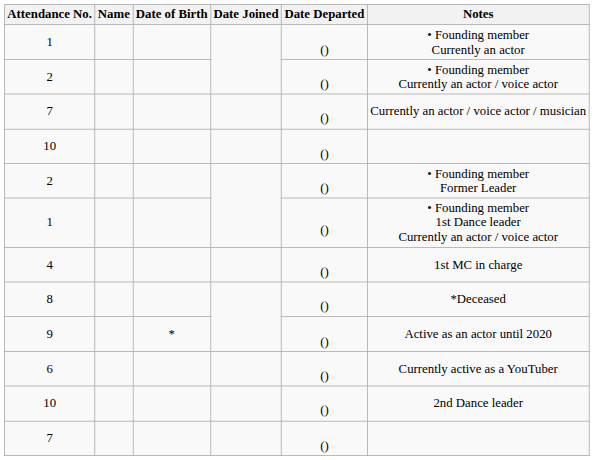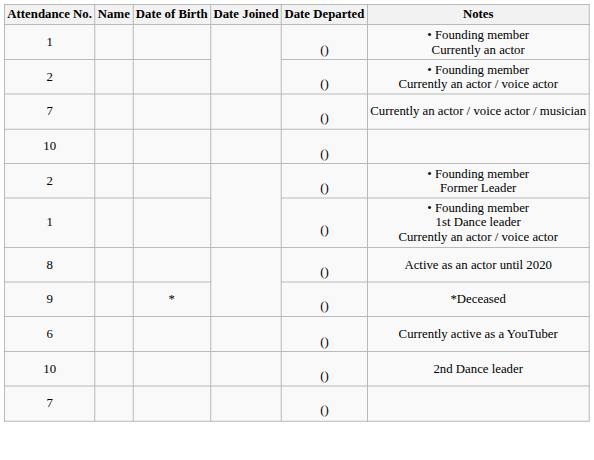- row: (50, 264)
(478, 299) *Deceased -> (478, 264) Active as an actor until 2020
(478, 334) Active as an actor until 2020 -> (478, 299) *Deceased
